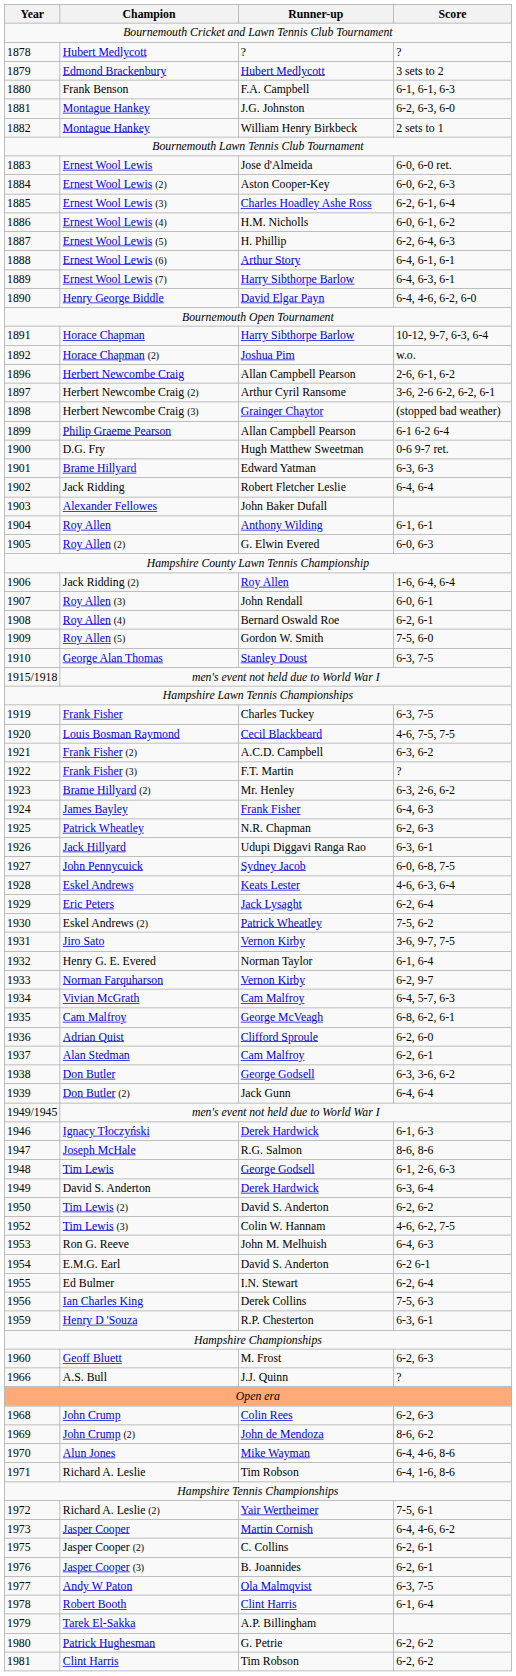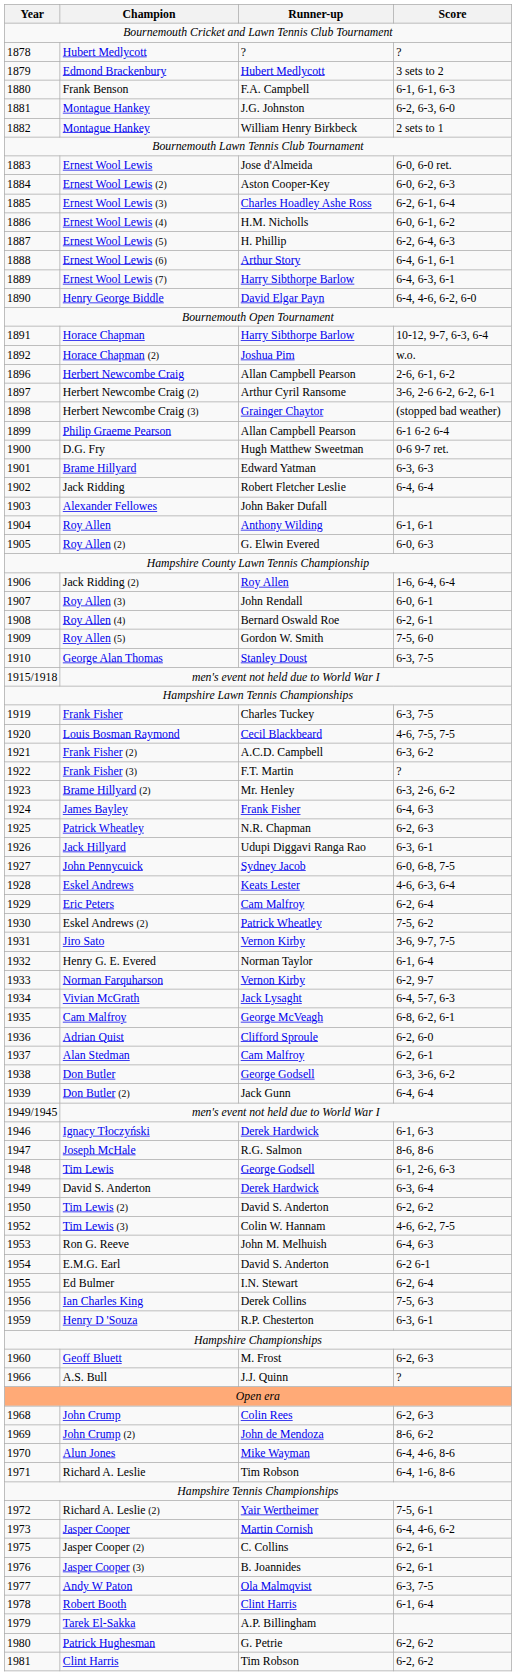(271, 903) Jack Lysaght -> (273, 903) Cam Malfroy
(273, 998) Cam Malfroy -> (271, 998) Jack Lysaght
